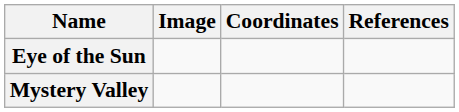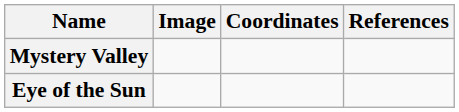rows swapped: (79, 55) <-> (79, 90)
